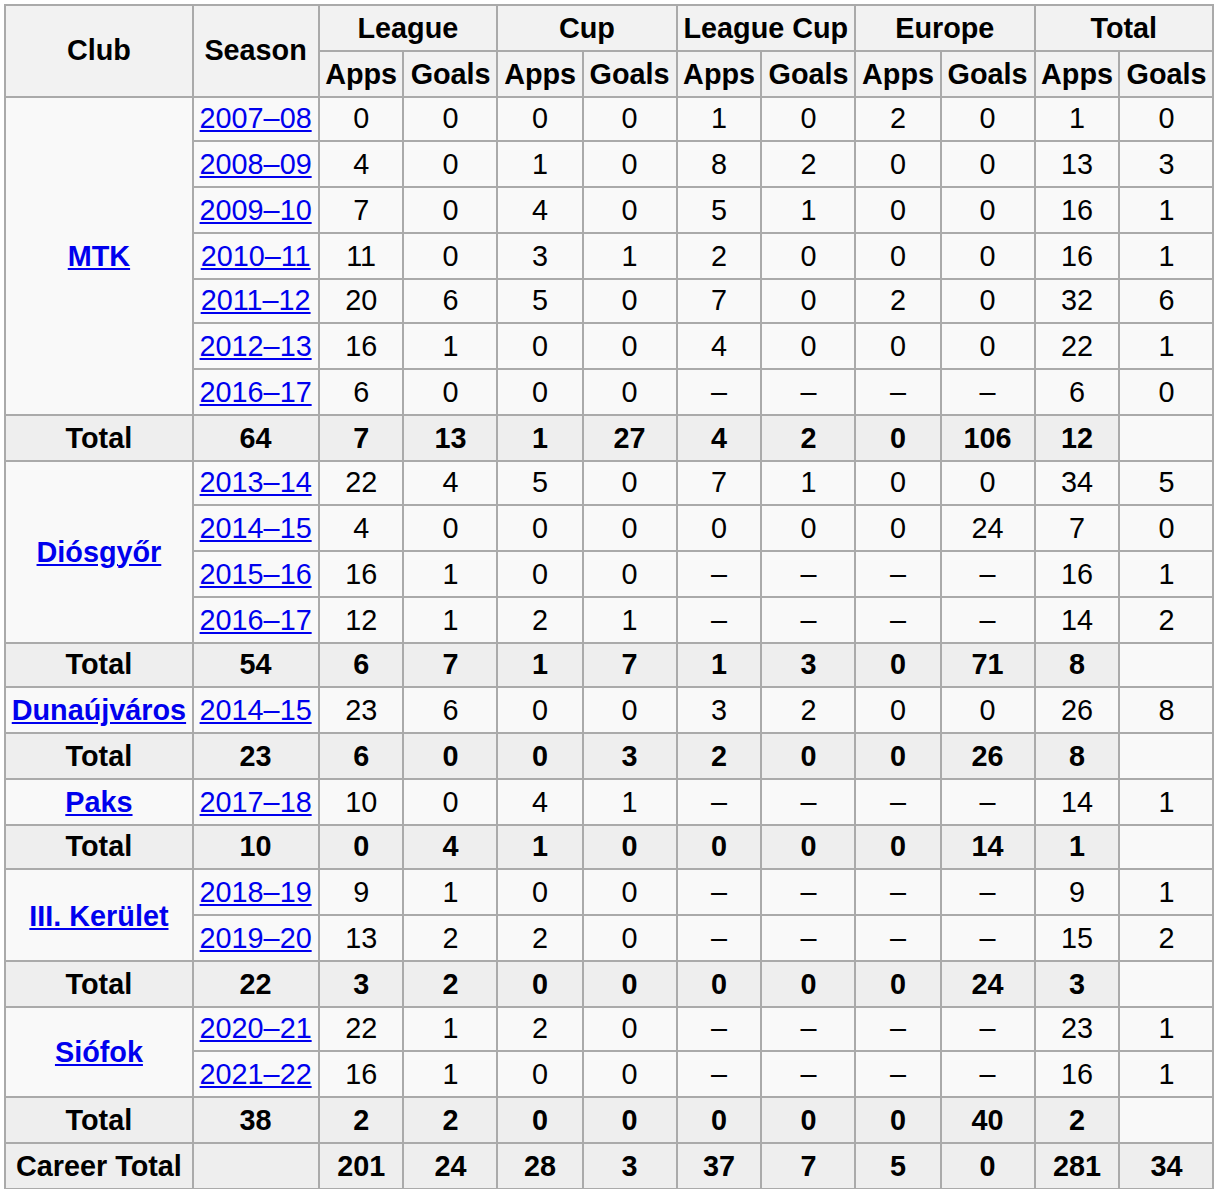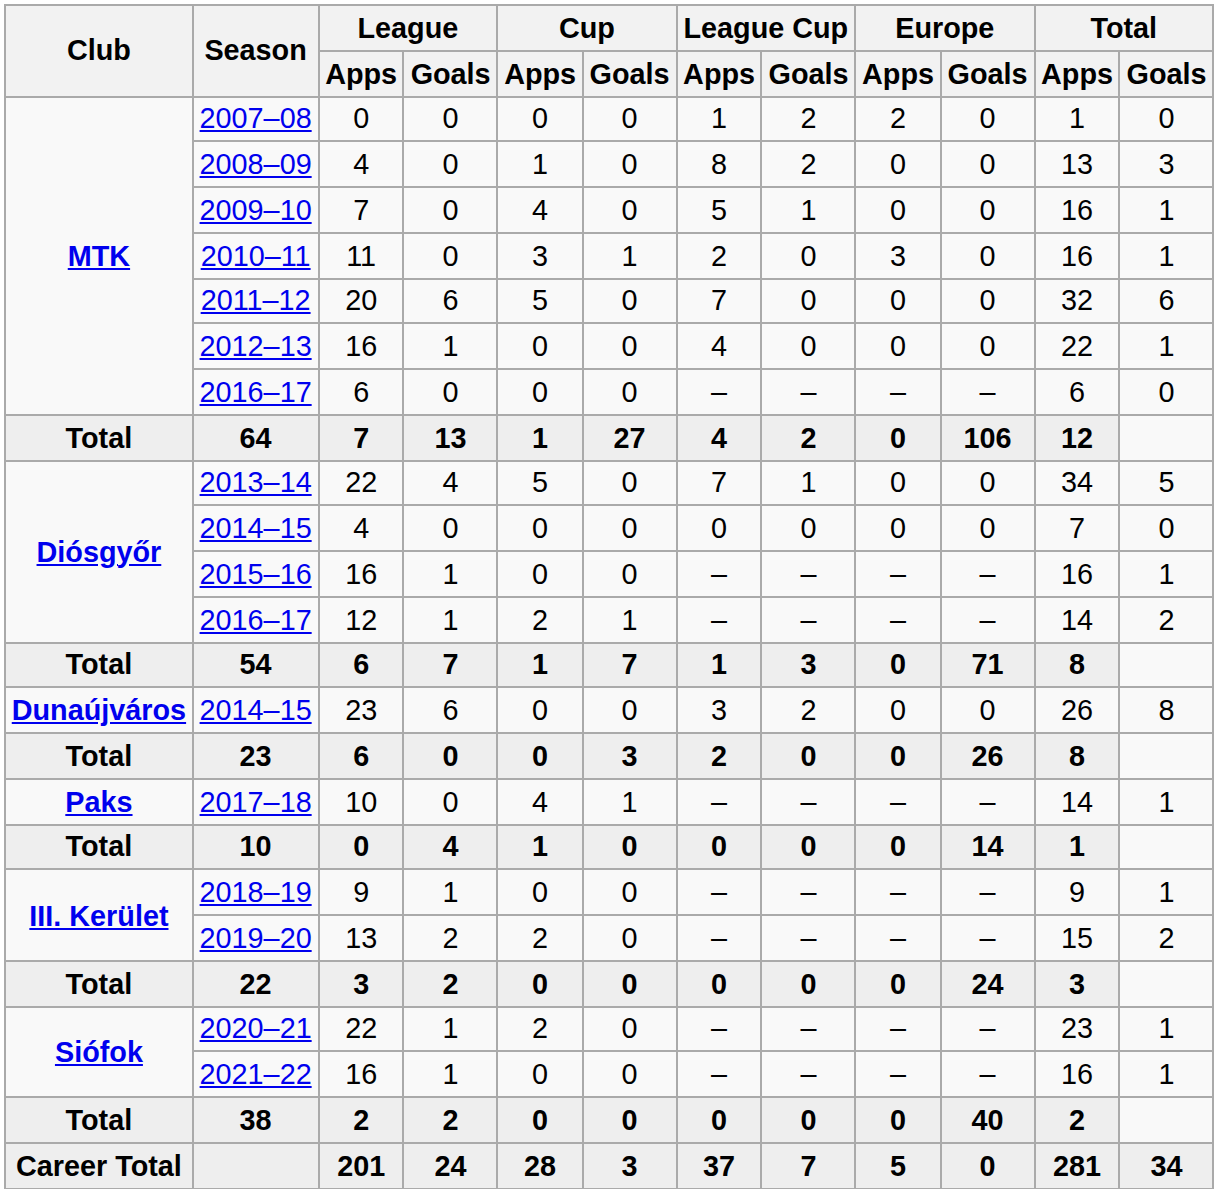(809, 119) 0 -> (809, 119) 2
(898, 256) 0 -> (898, 256) 3
(898, 301) 2 -> (898, 301) 0
(988, 529) 24 -> (988, 529) 0
